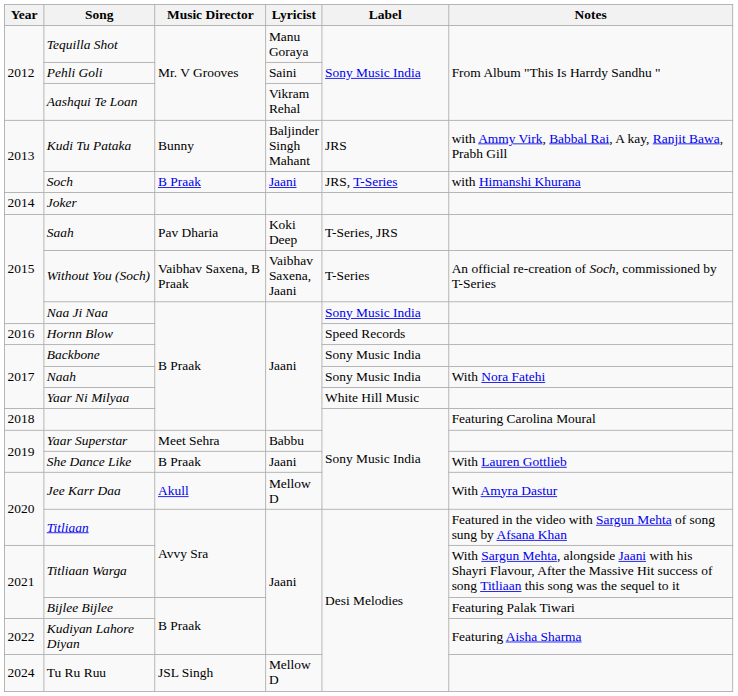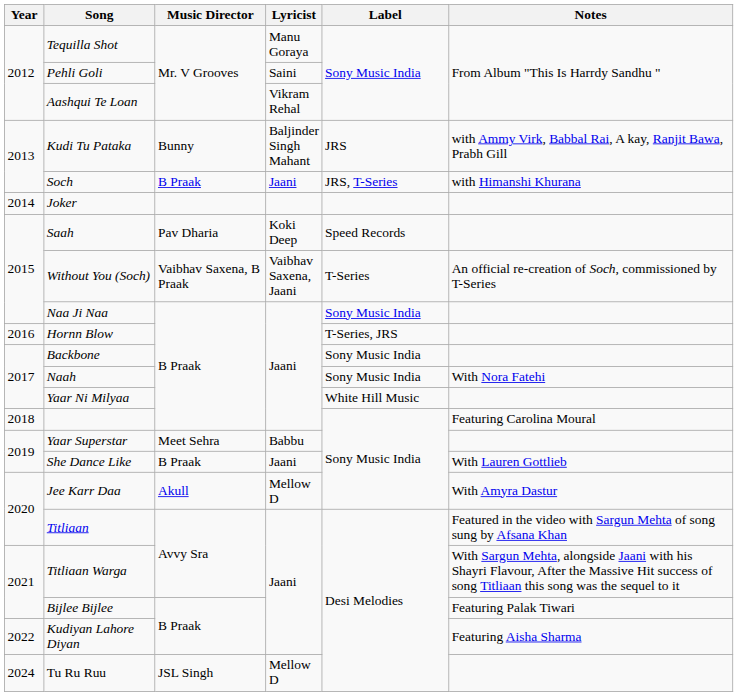(361, 232) T-Series, JRS -> (365, 232) Speed Records
(365, 334) Speed Records -> (361, 334) T-Series, JRS
